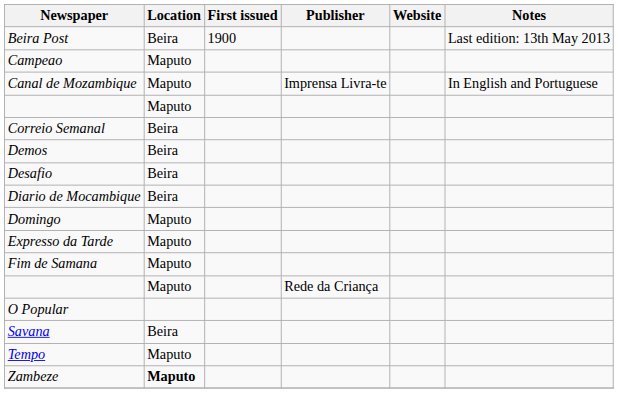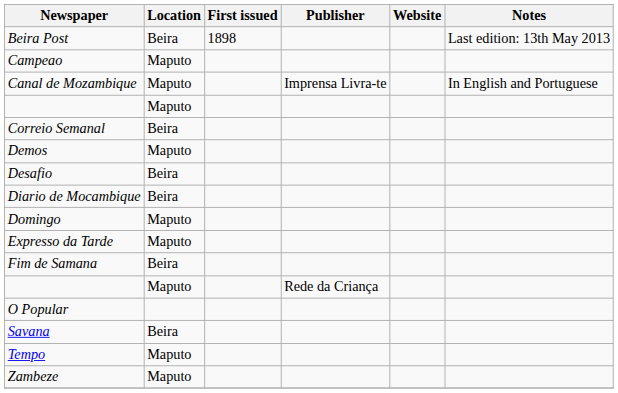(222, 38) 1900 -> (222, 38) 1898
(163, 151) Beira -> (169, 151) Maputo
(169, 264) Maputo -> (163, 264) Beira
(171, 377) bold -> (169, 377) normal
